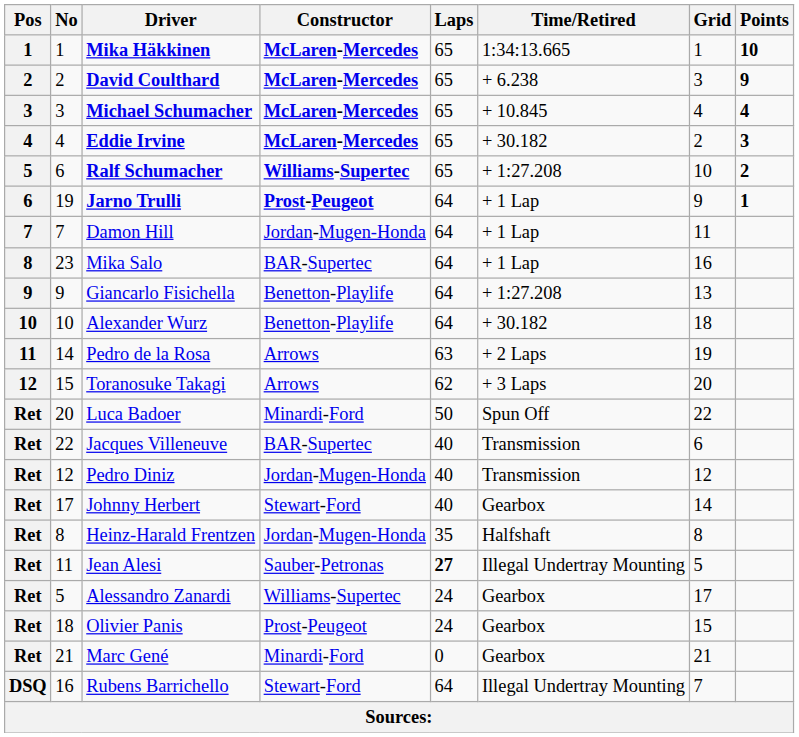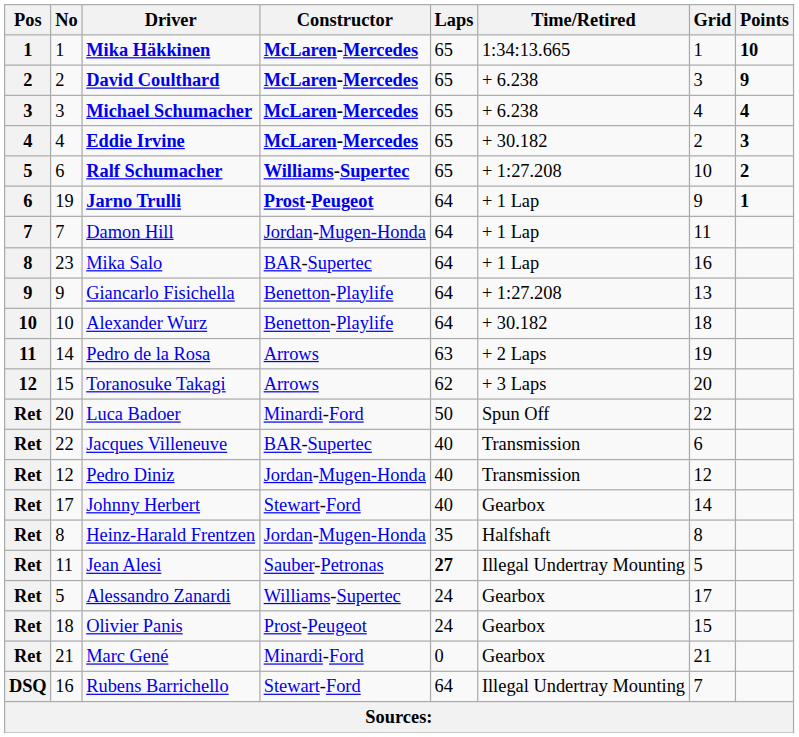(515, 110) + 10.845 -> (510, 110) + 6.238
